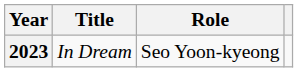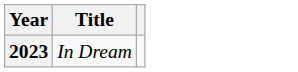- column: (210, 19)
